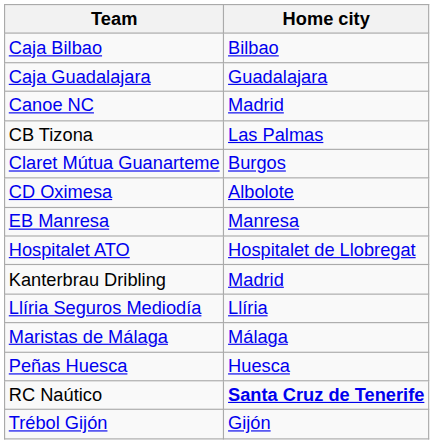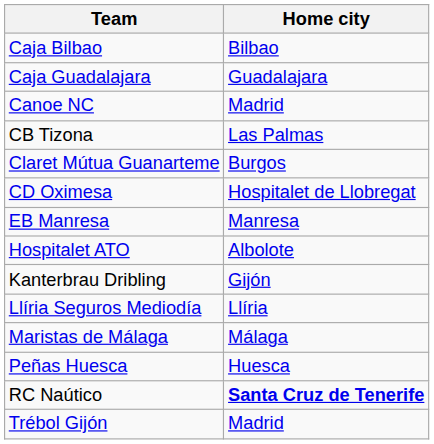(261, 192) Albolote -> (322, 192) Hospitalet de Llobregat
(322, 250) Hospitalet de Llobregat -> (261, 250) Albolote
(256, 279) Madrid -> (249, 279) Gijón
(249, 423) Gijón -> (256, 423) Madrid
